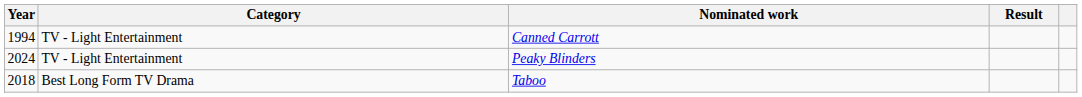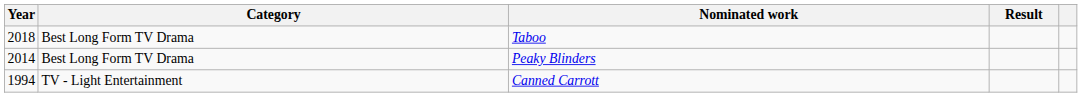rows swapped: (555, 37) <-> (529, 80)
(21, 59) 2024 -> (21, 59) 2014
(112, 59) TV - Light Entertainment -> (118, 59) Best Long Form TV Drama
